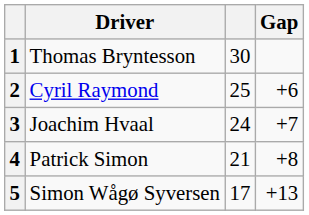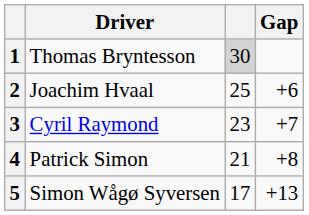(240, 56) no background -> (240, 56) lightgrey background
(94, 90) Cyril Raymond -> (92, 90) Joachim Hvaal
(92, 124) Joachim Hvaal -> (94, 124) Cyril Raymond
(240, 124) 24 -> (240, 124) 23
